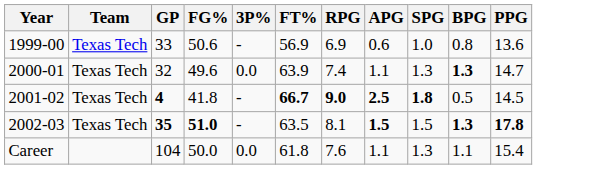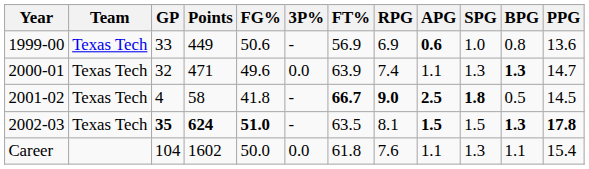+ column: (210, 17)
(379, 44) normal -> (431, 44) bold
(159, 97) bold -> (159, 97) normal
